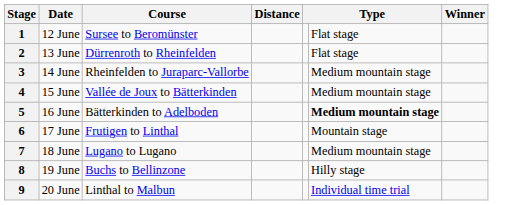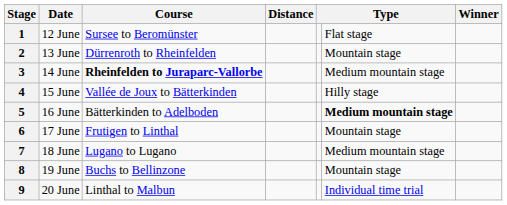(335, 53) Flat stage -> (363, 53) Mountain stage
(167, 72) normal -> (174, 72) bold
(371, 92) Medium mountain stage -> (352, 92) Hilly stage
(338, 170) Hilly stage -> (363, 170) Mountain stage
